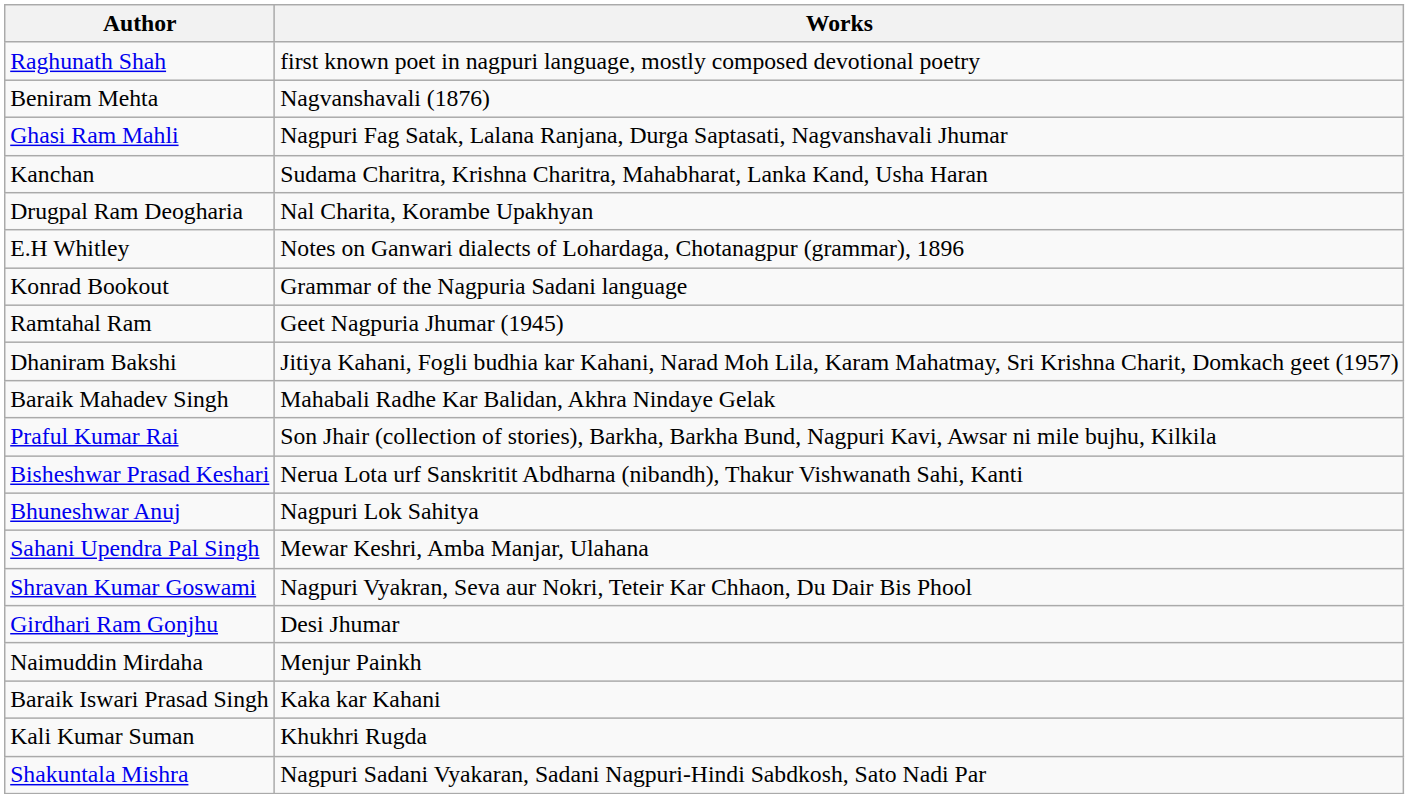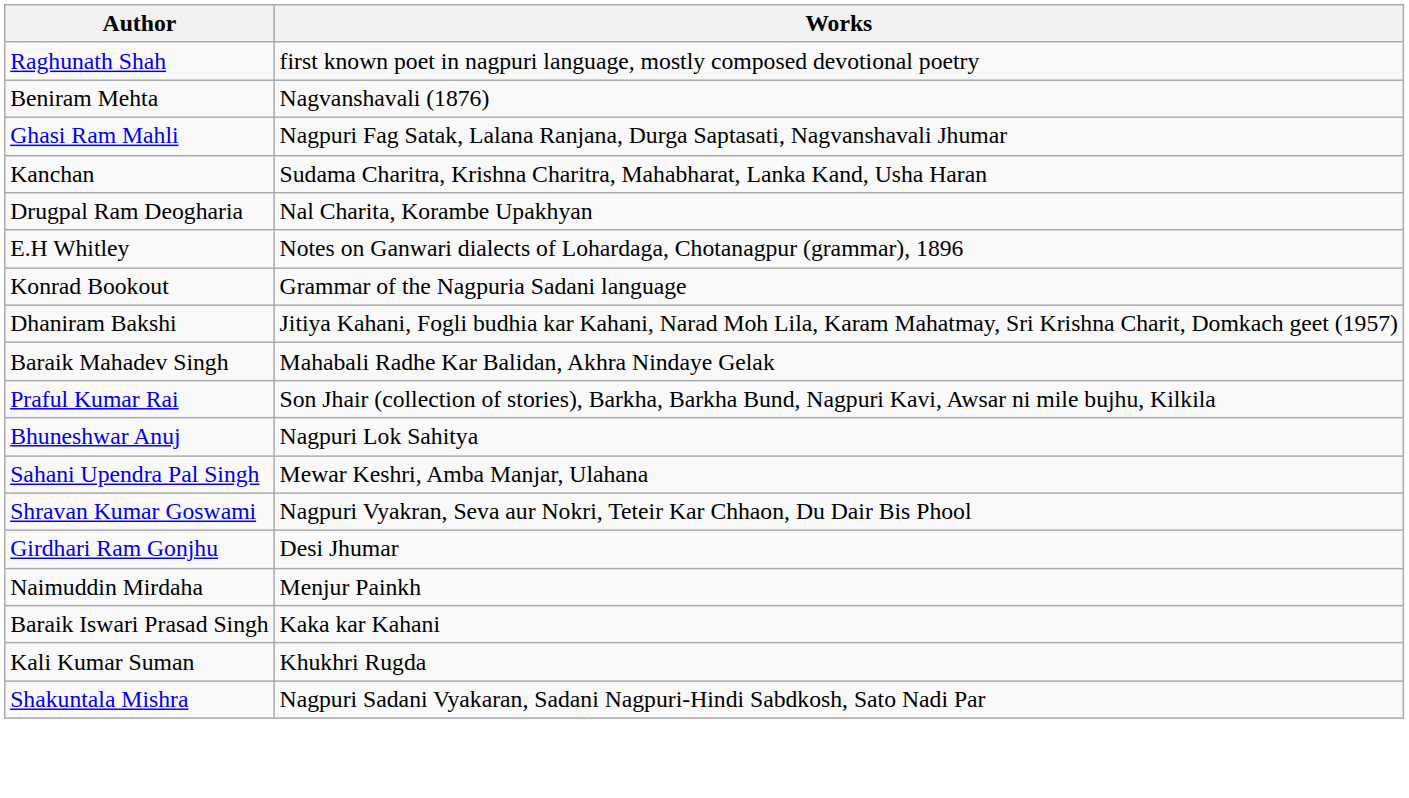- row: (81, 323)
- row: (140, 473)
